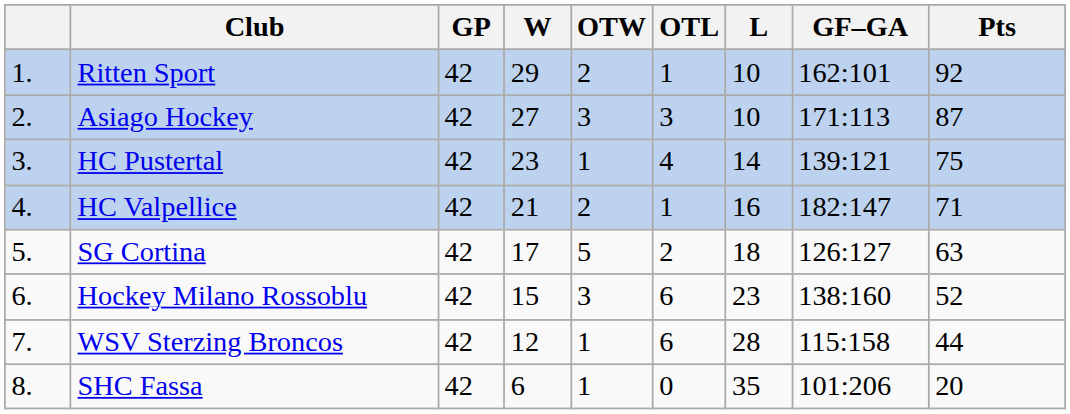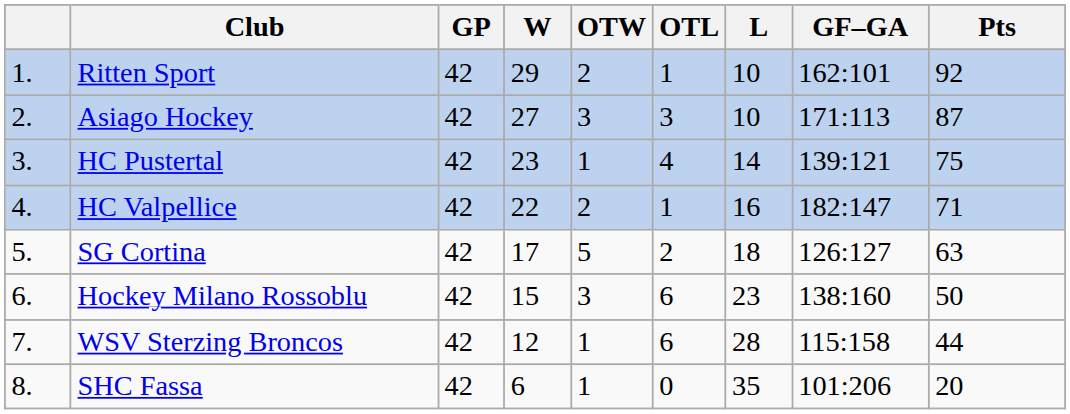(525, 206) 21 -> (525, 206) 22
(949, 296) 52 -> (949, 296) 50
